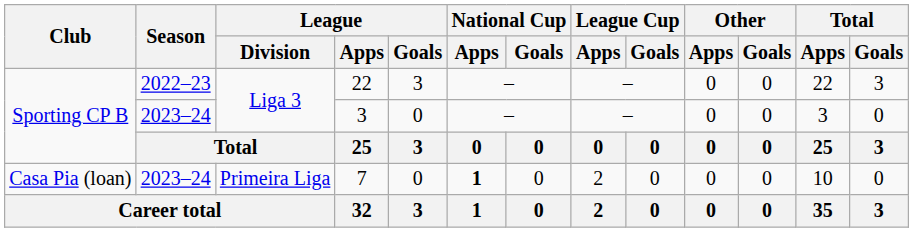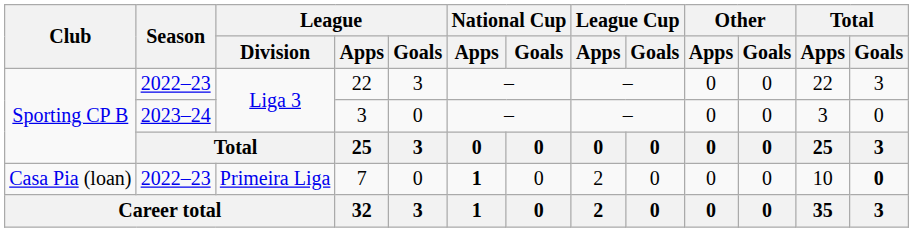(176, 178) 2023–24 -> (176, 178) 2022–23
(879, 178) normal -> (879, 178) bold
